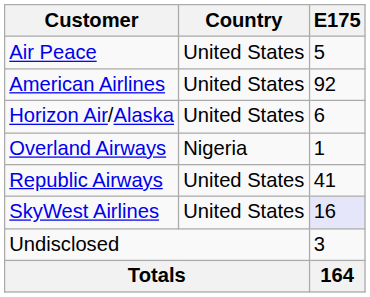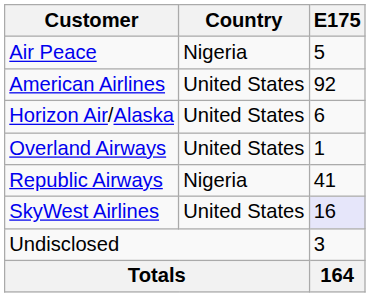(244, 52) United States -> (215, 52) Nigeria
(215, 148) Nigeria -> (244, 148) United States
(244, 180) United States -> (215, 180) Nigeria
